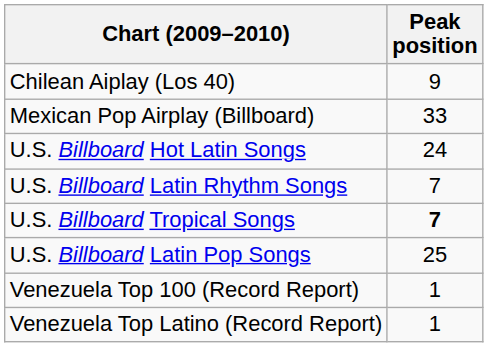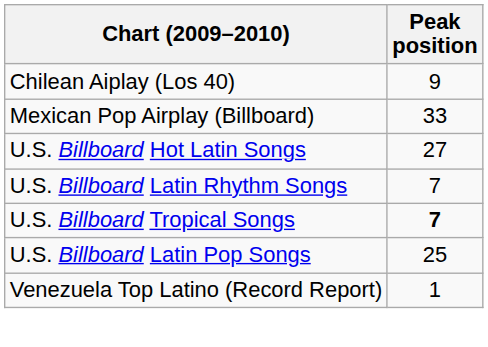(435, 150) 24 -> (435, 150) 27
- row: (184, 289)
